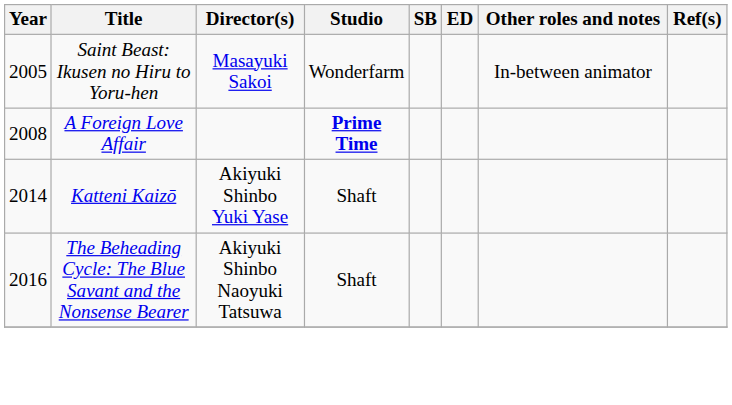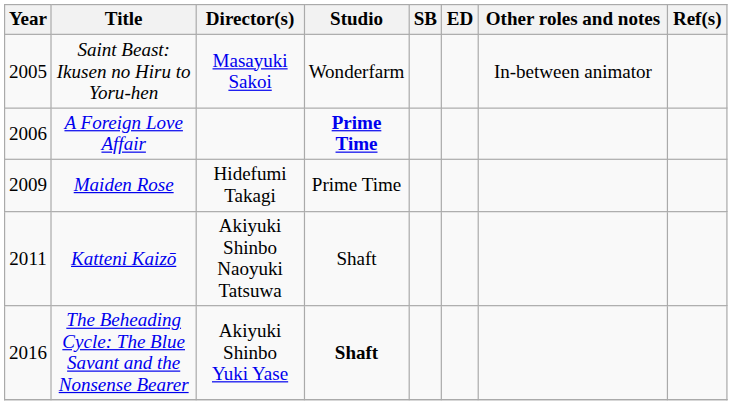(28, 133) 2008 -> (28, 133) 2006
+ row: (124, 185)
(28, 195) 2014 -> (28, 258) 2011
(250, 195) Akiyuki Shinbo Yuki Yase -> (250, 258) Akiyuki Shinbo Naoyuki Tatsuwa
(250, 279) Akiyuki Shinbo Naoyuki Tatsuwa -> (250, 352) Akiyuki Shinbo Yuki Yase
(357, 279) normal -> (357, 352) bold
